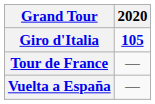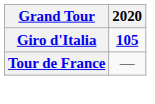- row: (59, 87)
